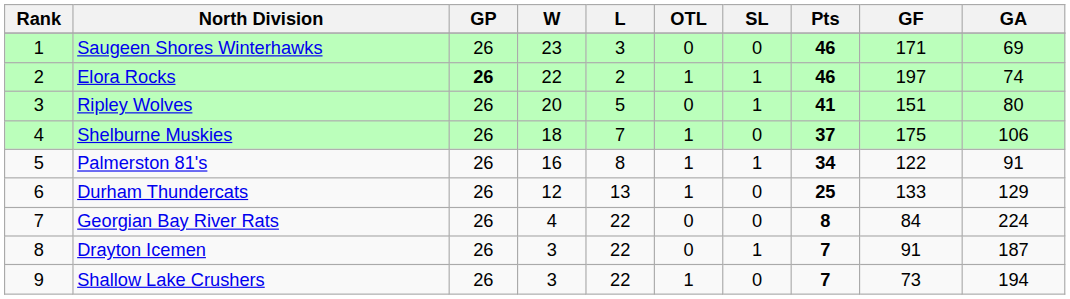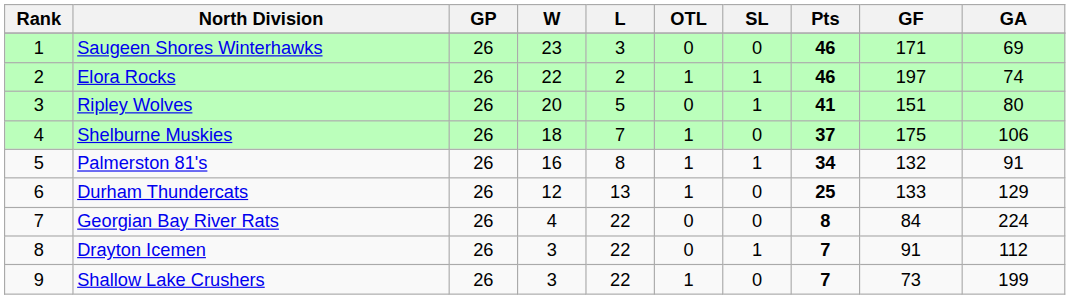(483, 76) bold -> (483, 76) normal
(911, 163) 122 -> (911, 163) 132
(1013, 250) 187 -> (1013, 250) 112
(1013, 279) 194 -> (1013, 279) 199
